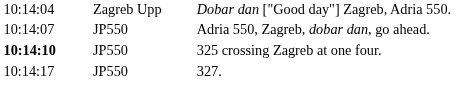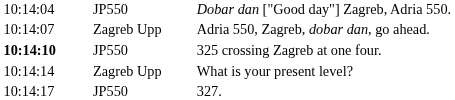(127, 9) Zagreb Upp -> (110, 9) JP550
(110, 29) JP550 -> (127, 29) Zagreb Upp
+ row: (275, 71)
